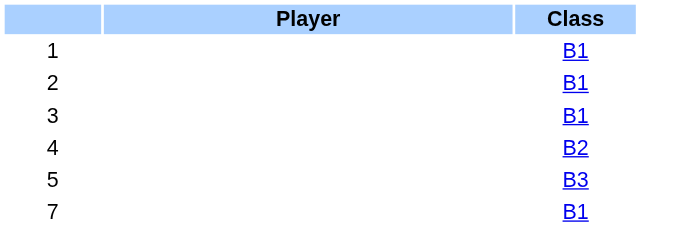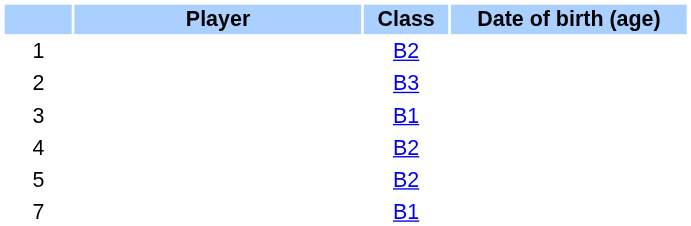+ column: (569, 19)
(576, 51) B1 -> (406, 51) B2
(576, 83) B1 -> (406, 83) B3
(576, 180) B3 -> (406, 180) B2
